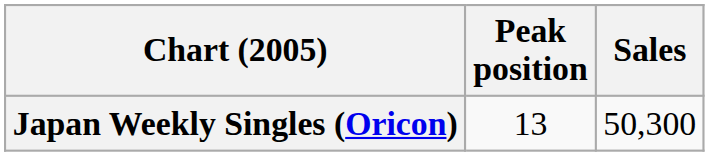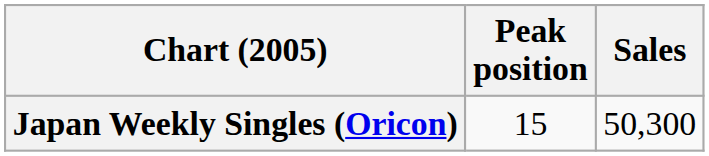(531, 122) 13 -> (531, 122) 15
